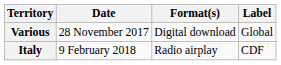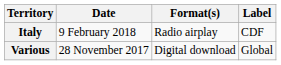rows swapped: (30, 32) <-> (30, 50)
